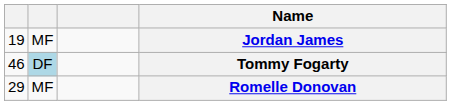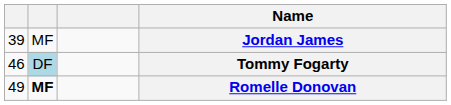(16, 40) 19 -> (16, 40) 39
(16, 87) 29 -> (16, 87) 49
(42, 87) normal -> (42, 87) bold
